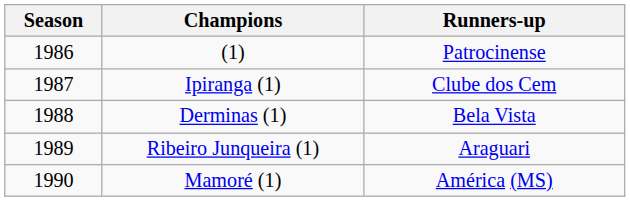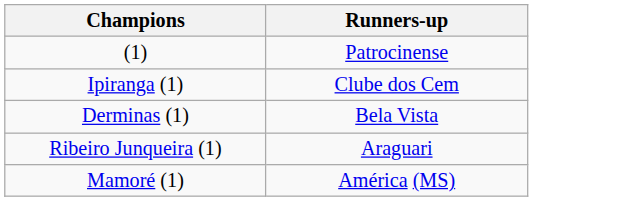- column: (54, 20)
